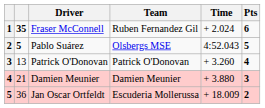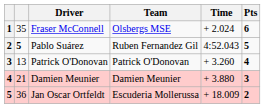(21, 29) bold -> (21, 29) normal
(155, 29) Ruben Fernandez Gil -> (142, 29) Olsbergs MSE
(142, 46) Olsbergs MSE -> (155, 46) Ruben Fernandez Gil
